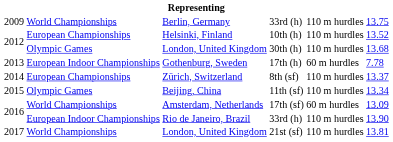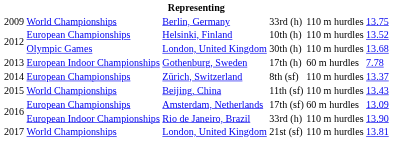(59, 90) Olympic Games -> (72, 90) World Championships
(377, 90) 13.34 -> (377, 90) 13.43
(72, 104) World Championships -> (79, 104) European Championships
